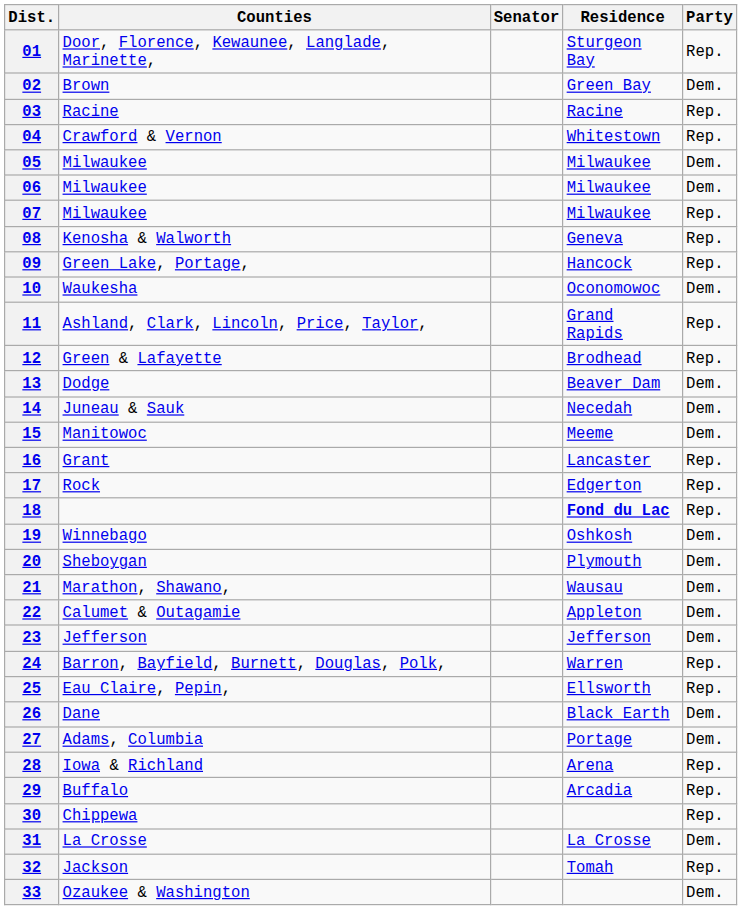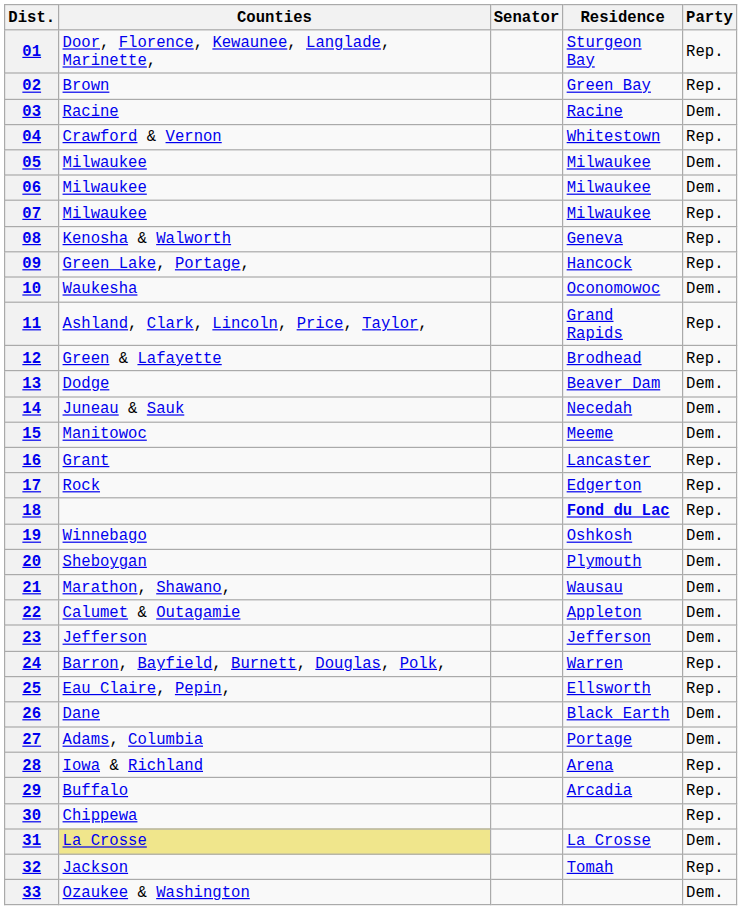(705, 86) Dem. -> (705, 86) Rep.
(705, 112) Rep. -> (705, 112) Dem.
(105, 841) no background -> (105, 841) khaki background
